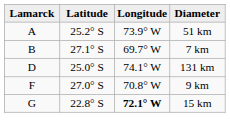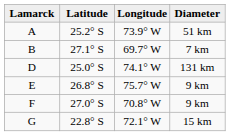+ row: (32, 85)
(142, 103) bold -> (142, 121) normal
